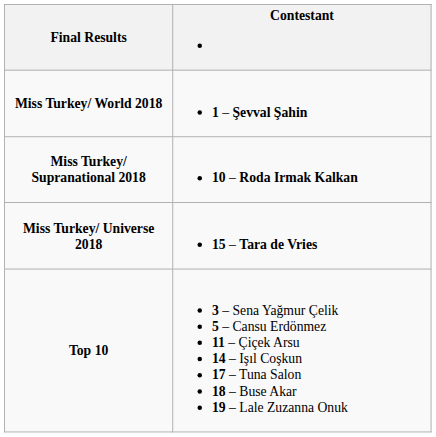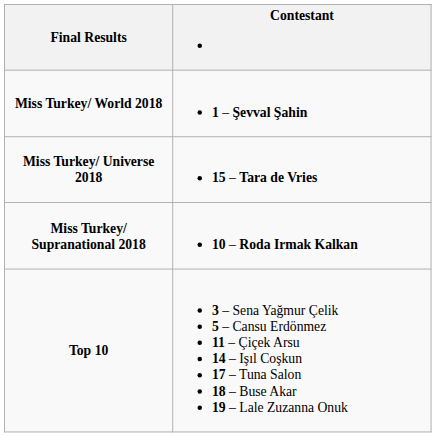rows swapped: (89, 236) <-> (89, 169)
